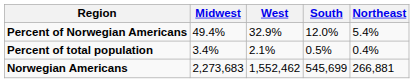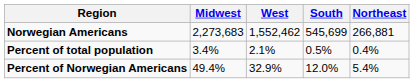rows swapped: (67, 68) <-> (97, 31)
